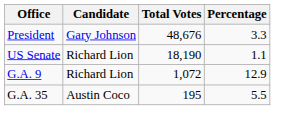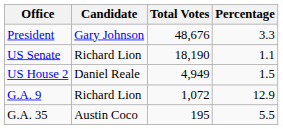+ row: (38, 74)
